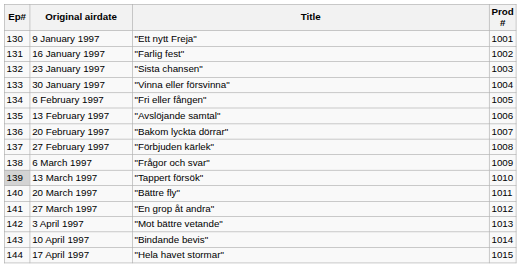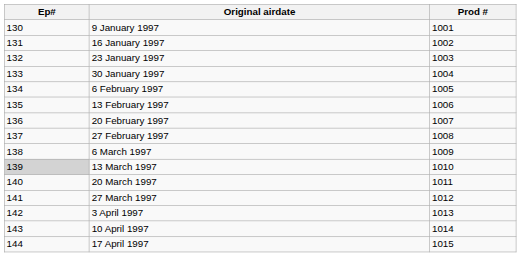- column: (311, 17)
